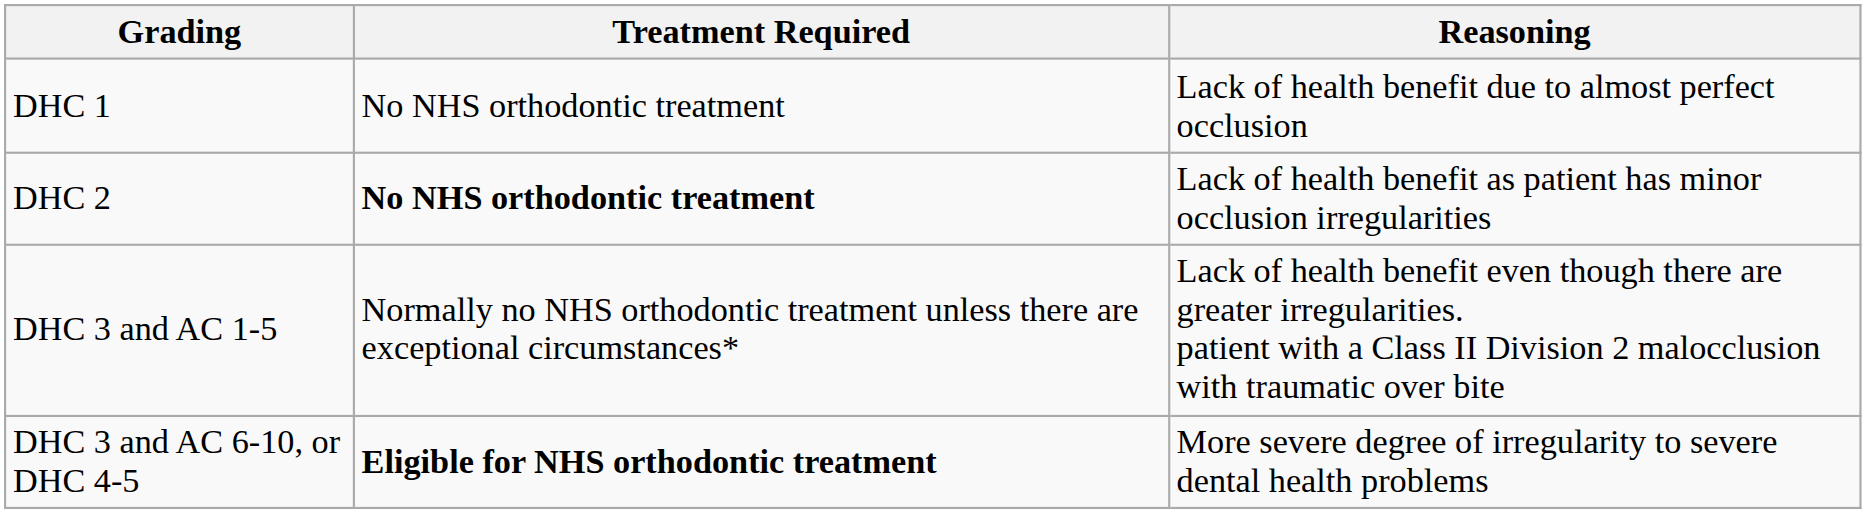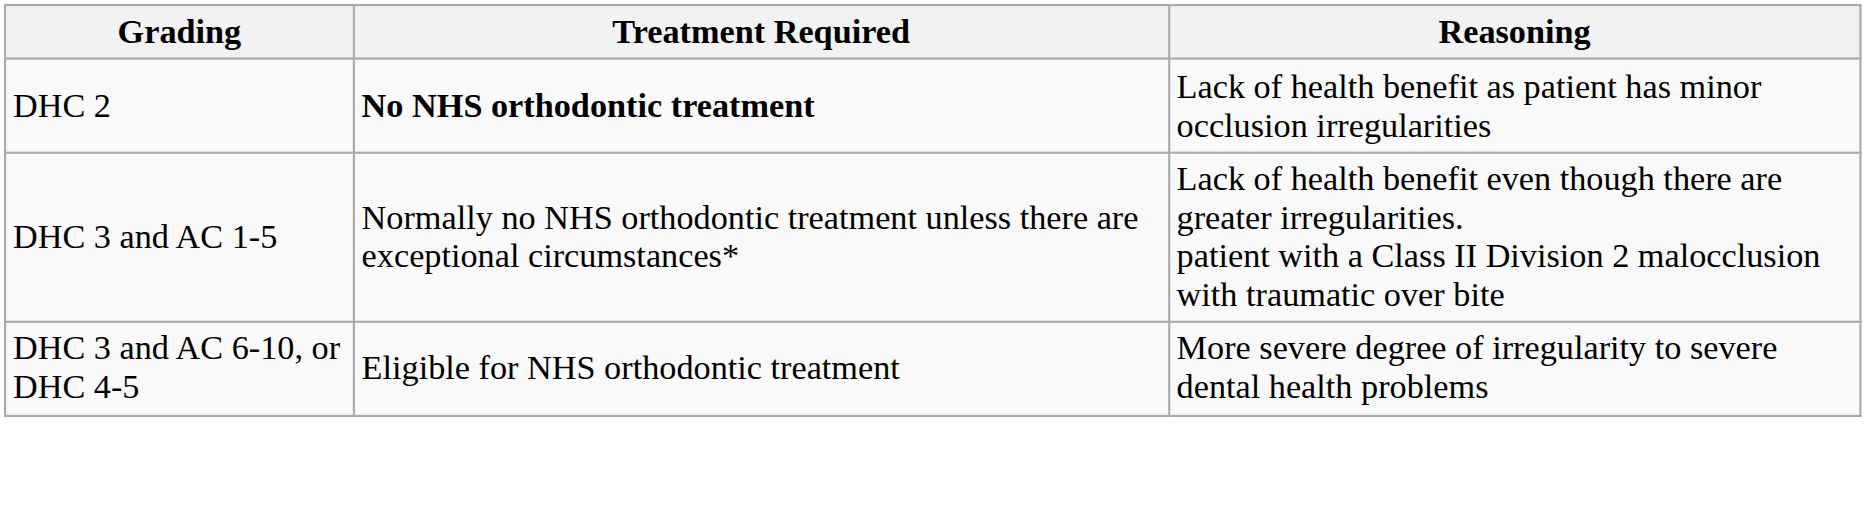- row: (62, 105)
(649, 460) bold -> (631, 367) normal
